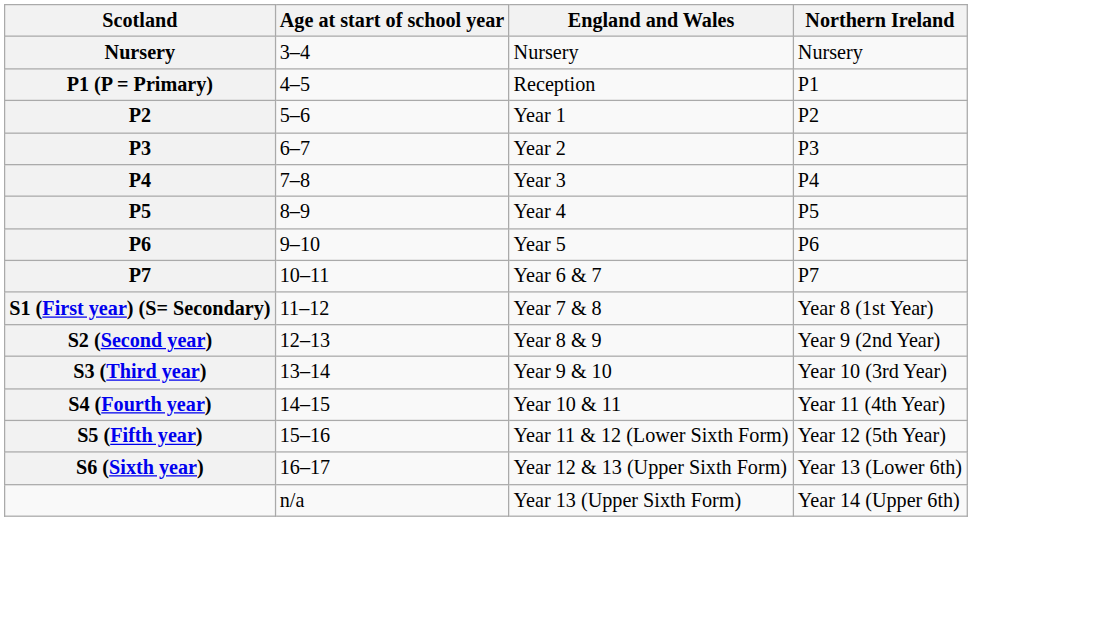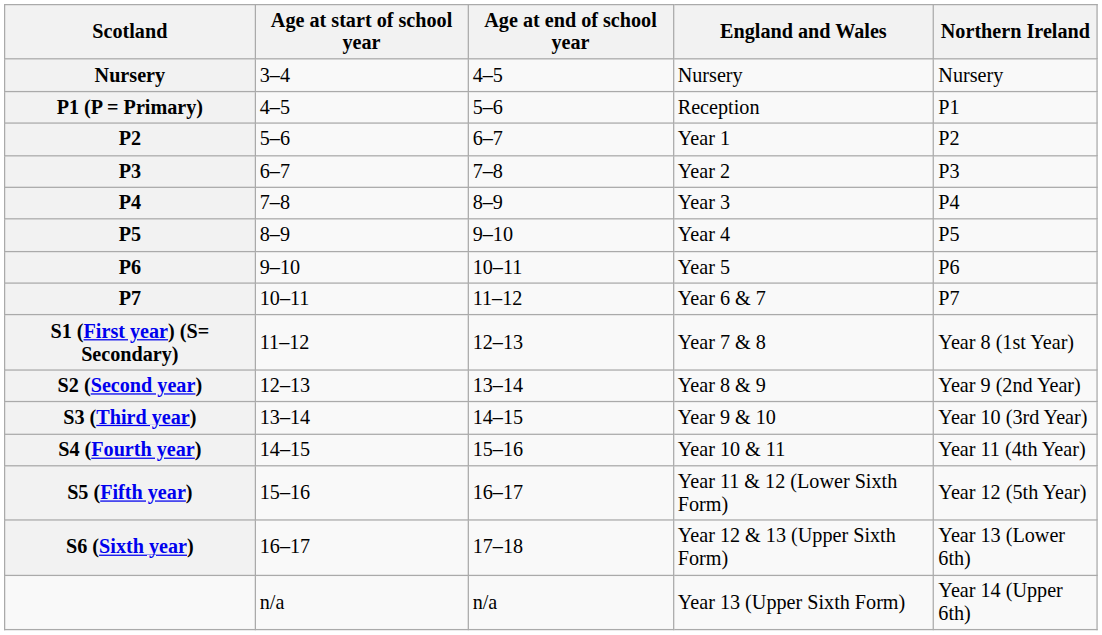+ column: (571, 31)
